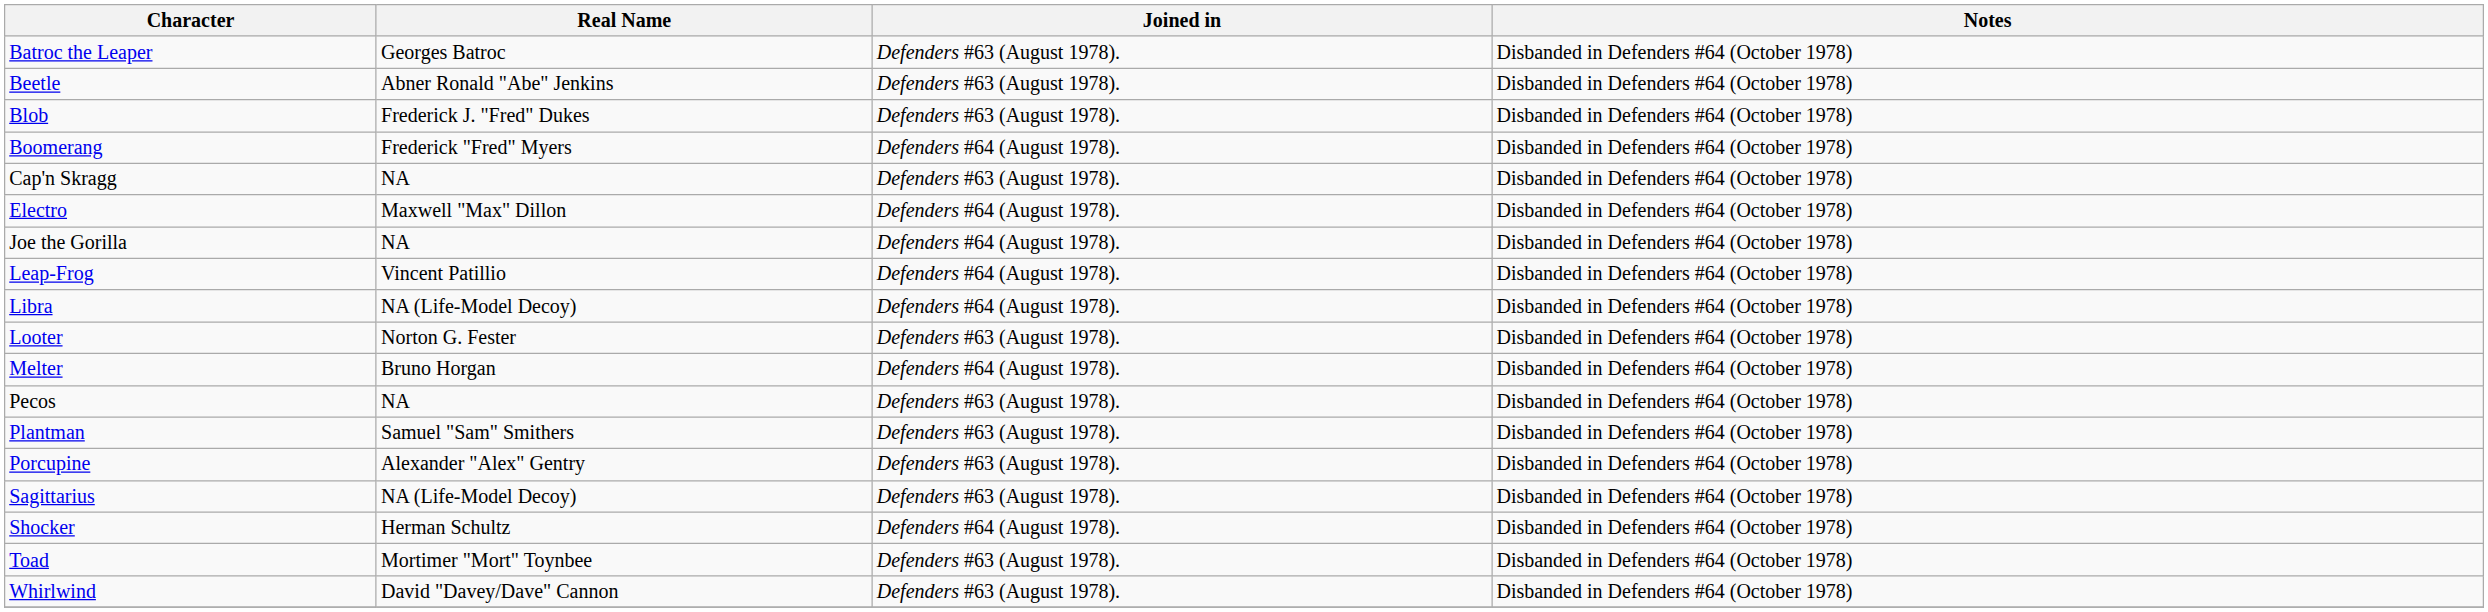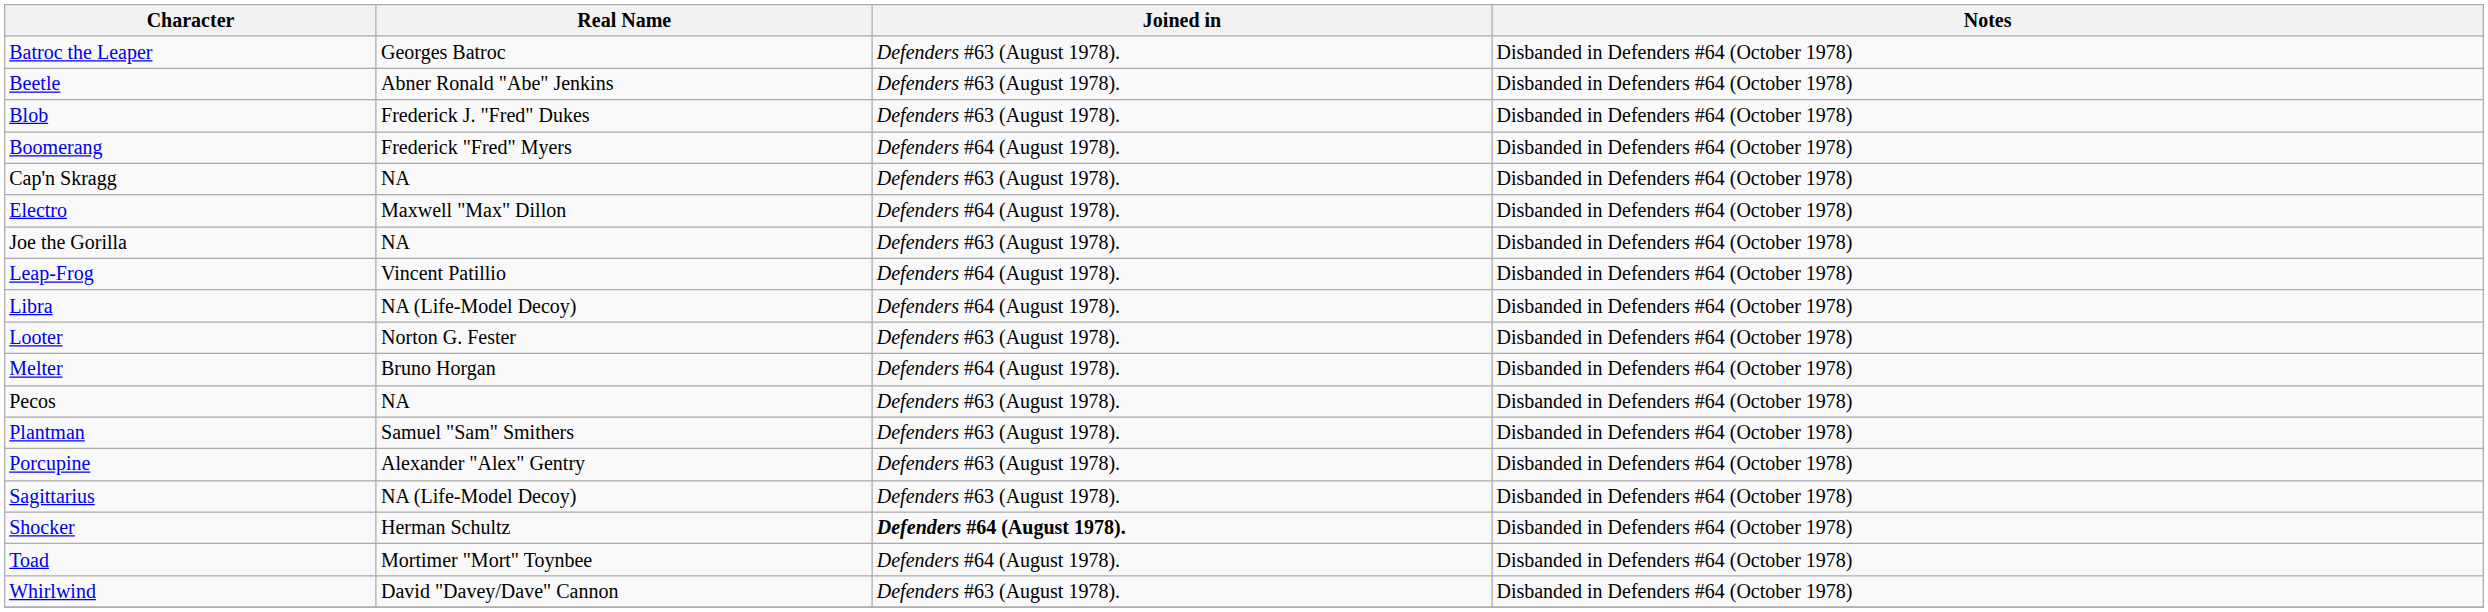(998, 242) Defenders #64 (August 1978). -> (998, 242) Defenders #63 (August 1978).
(998, 527) normal -> (1001, 527) bold
(998, 559) Defenders #63 (August 1978). -> (998, 559) Defenders #64 (August 1978).
